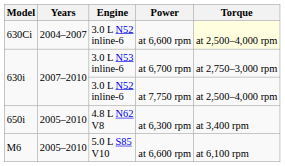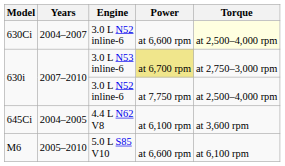(165, 69) no background -> (165, 69) khaki background
+ row: (19, 119)
- row: (16, 119)
